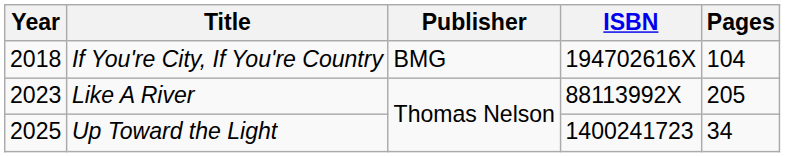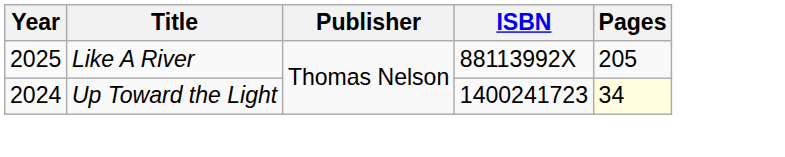- row: (227, 59)
(36, 95) 2023 -> (36, 59) 2025
(36, 132) 2025 -> (36, 95) 2024
(720, 132) no background -> (611, 95) lightyellow background
